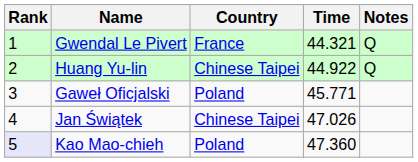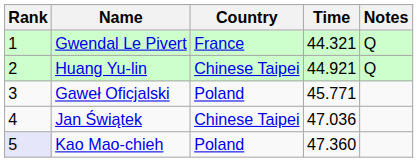(332, 68) 44.922 -> (332, 68) 44.921
(332, 119) 47.026 -> (332, 119) 47.036
